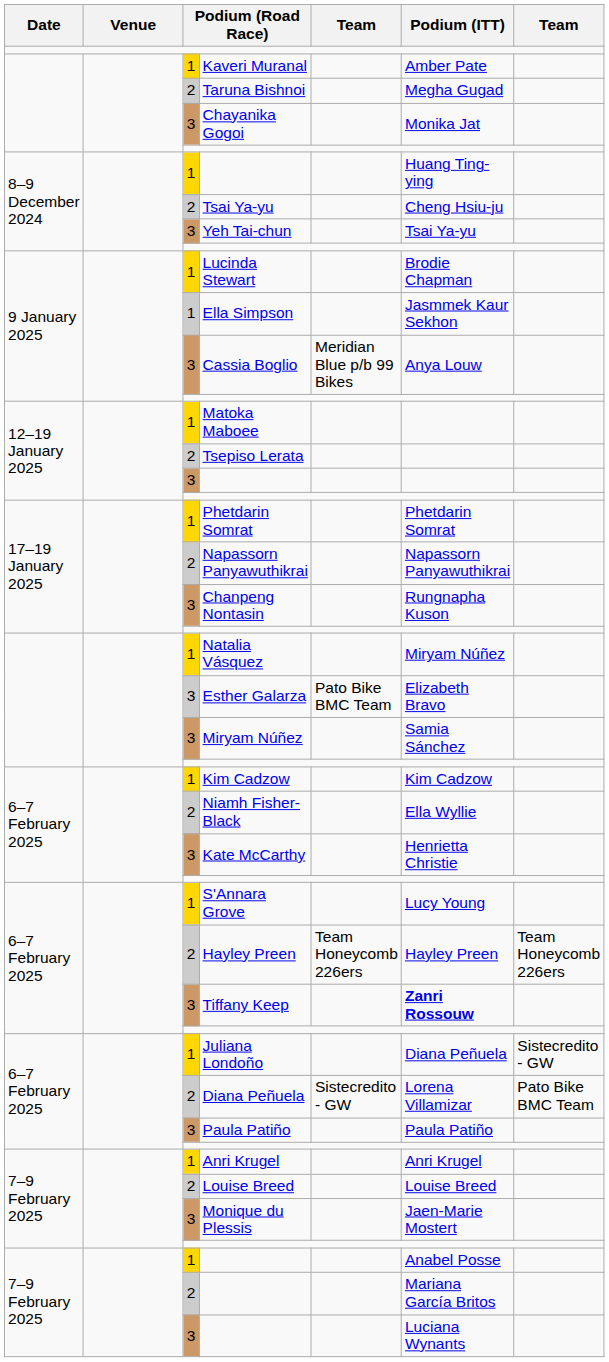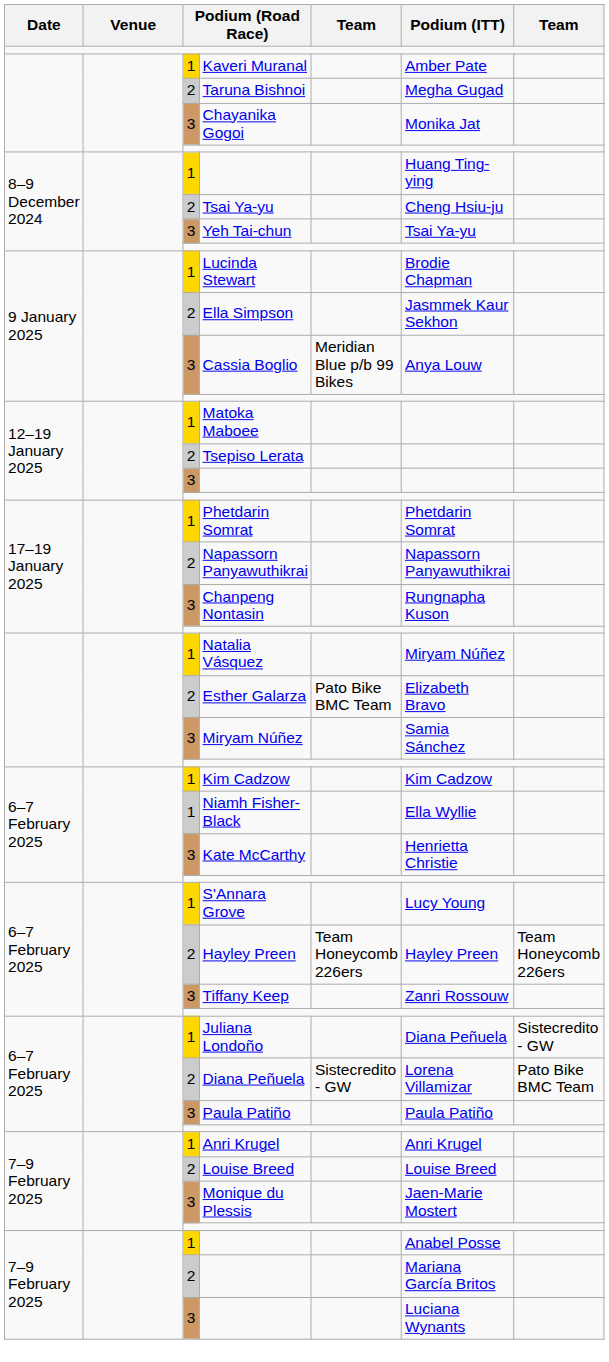(191, 313) 1 -> (191, 313) 2
(191, 696) 3 -> (191, 696) 2
(191, 812) 2 -> (191, 812) 1
(439, 1005) bold -> (457, 996) normal
